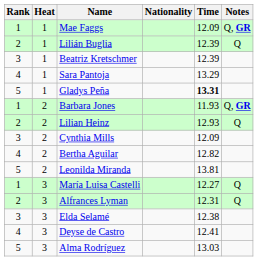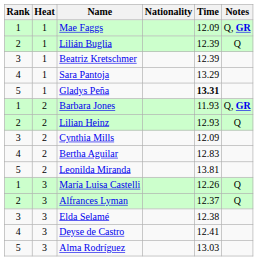(208, 153) 12.82 -> (208, 153) 12.83
(208, 185) 12.27 -> (208, 185) 12.26
(208, 201) 12.31 -> (208, 201) 12.37
